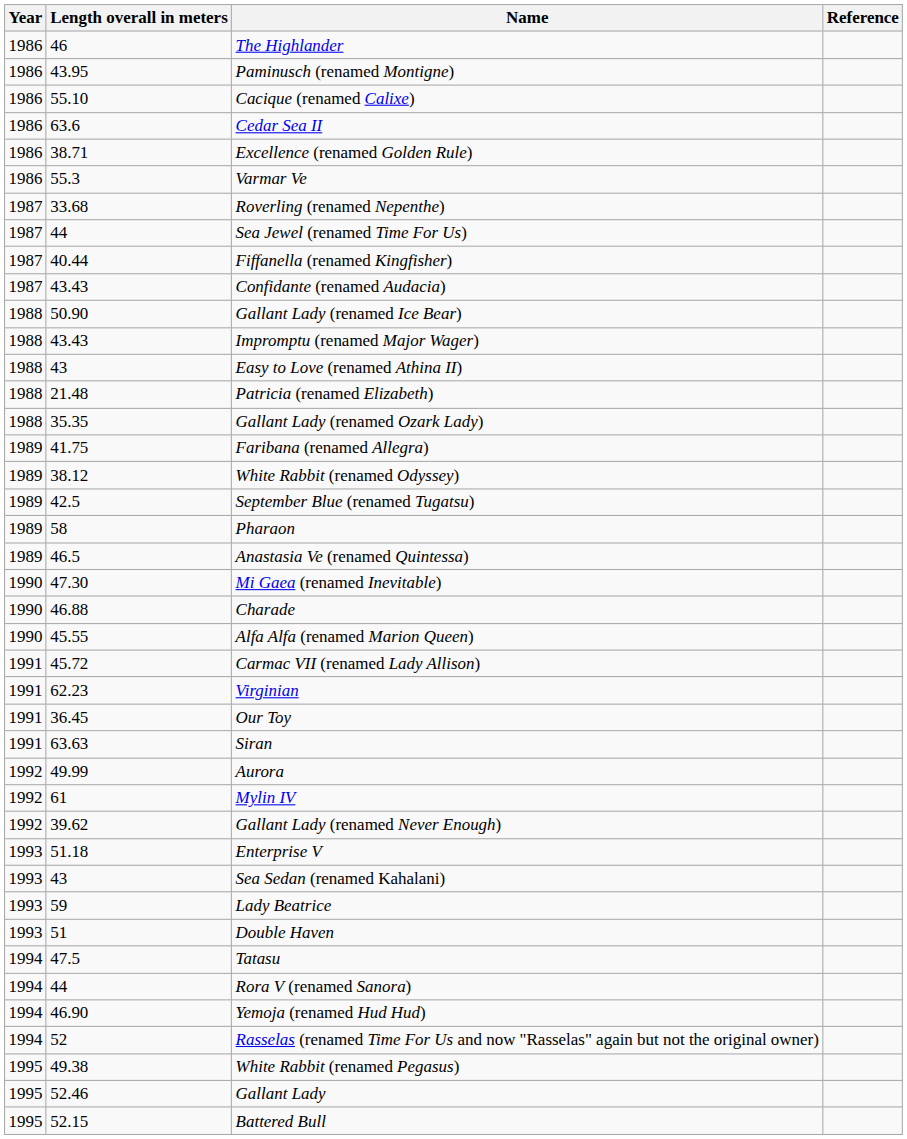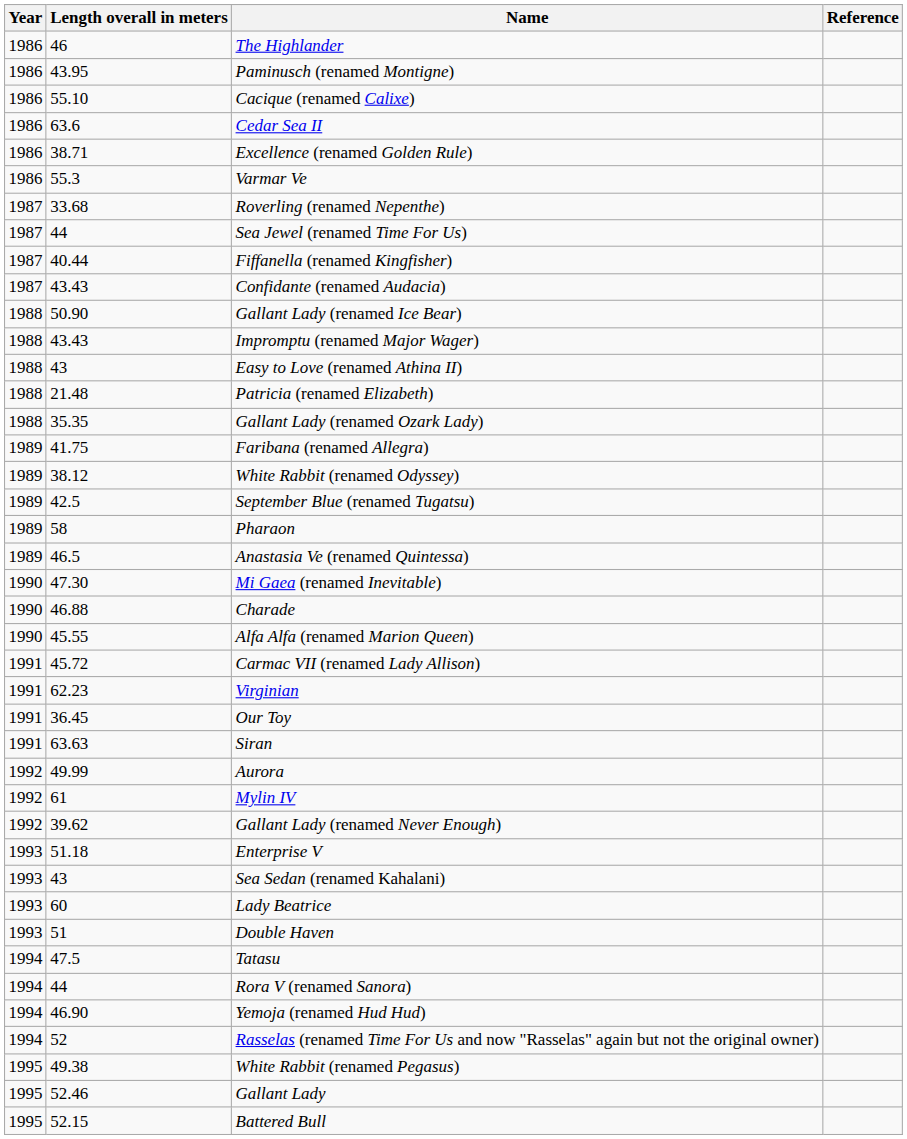(59, 905) 59 -> (59, 905) 60
